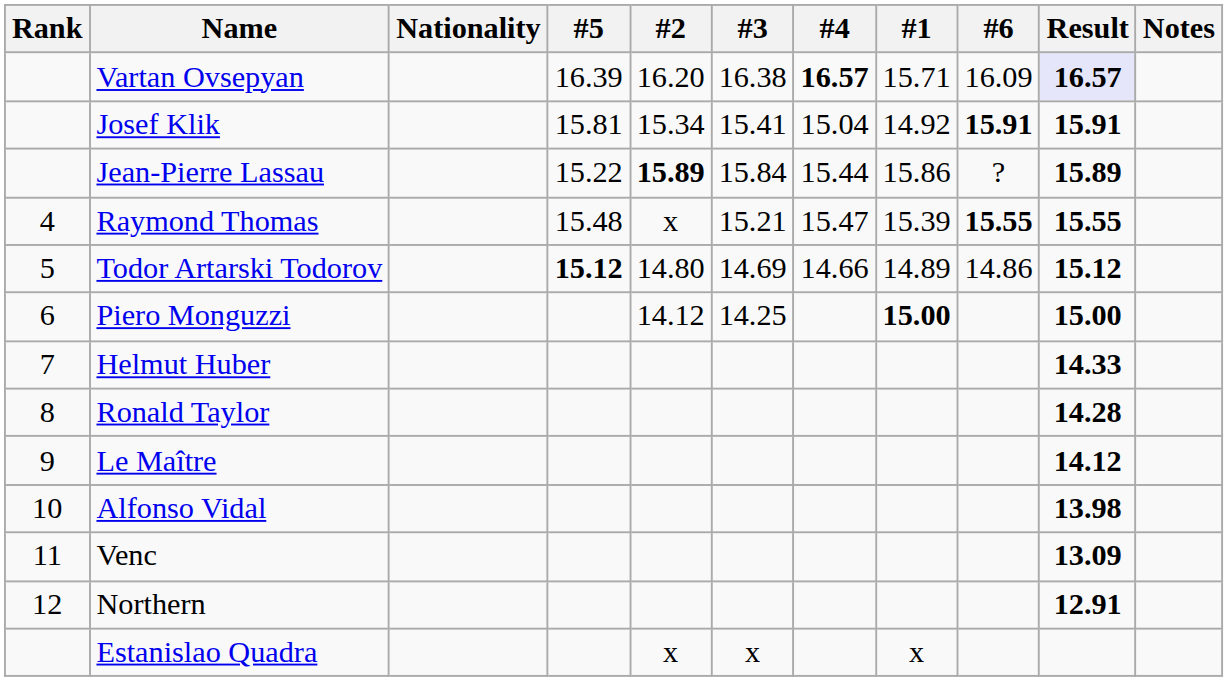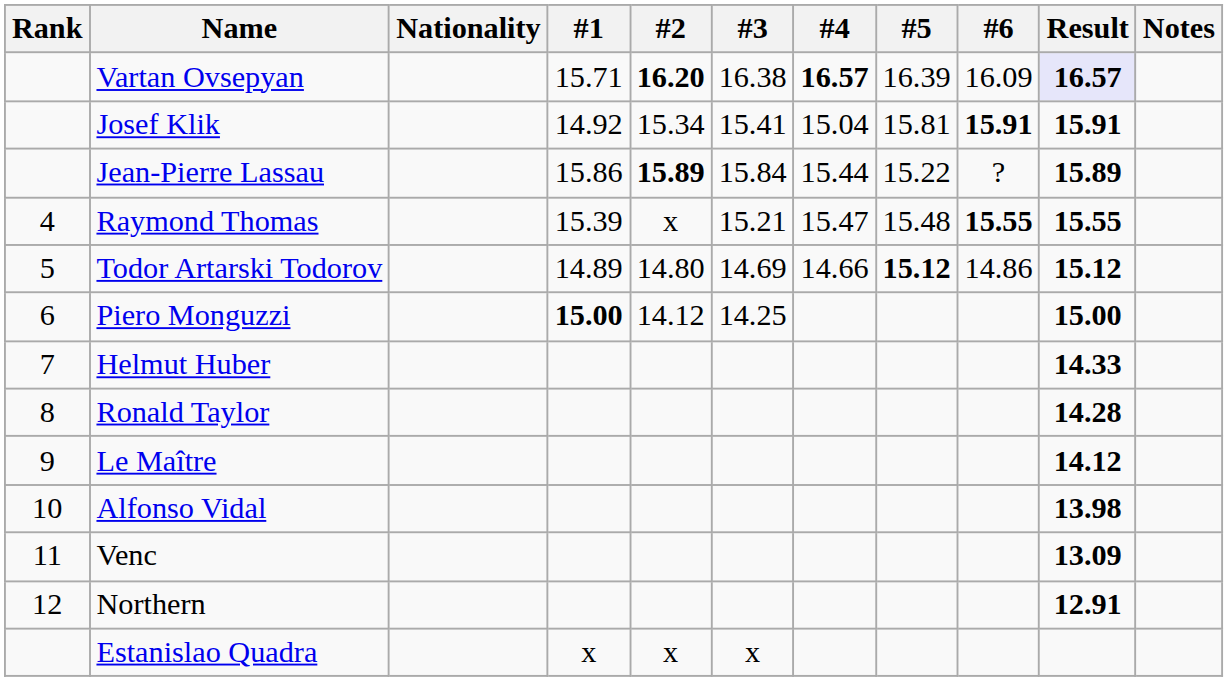columns swapped: (917, 28) <-> (589, 28)
(671, 76) normal -> (671, 76) bold
